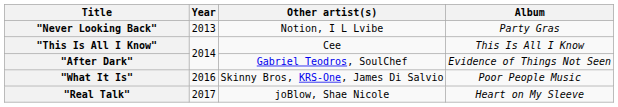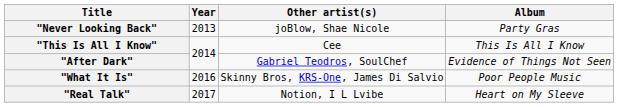(332, 29) Notion, I L Lvibe -> (332, 29) joBlow, Shae Nicole
(332, 94) joBlow, Shae Nicole -> (332, 94) Notion, I L Lvibe
